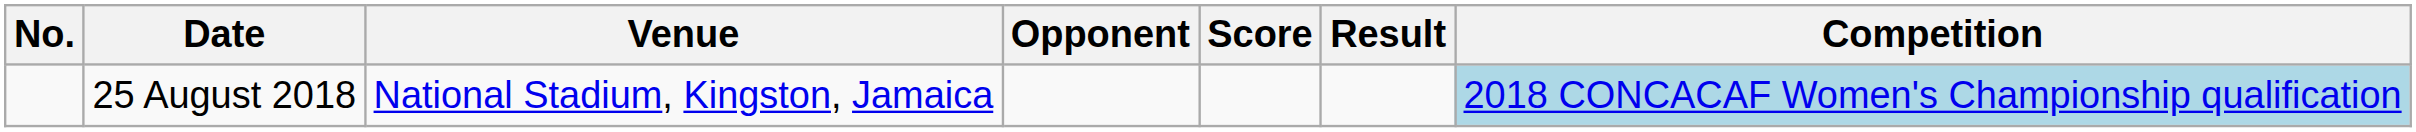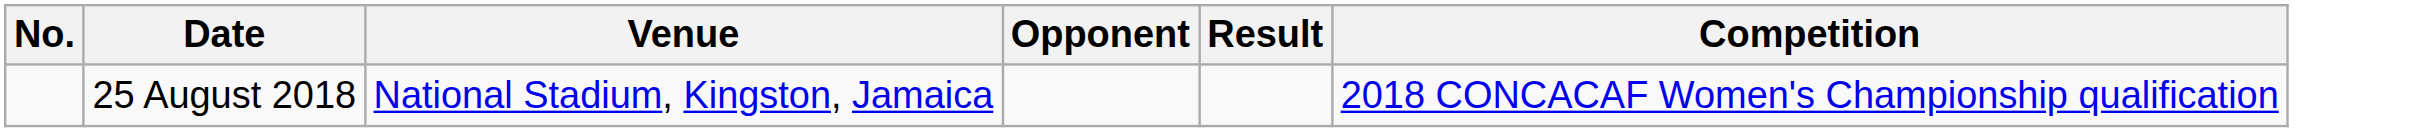- column: (1260, 34)
(1933, 94) lightblue background -> (1810, 94) no background
